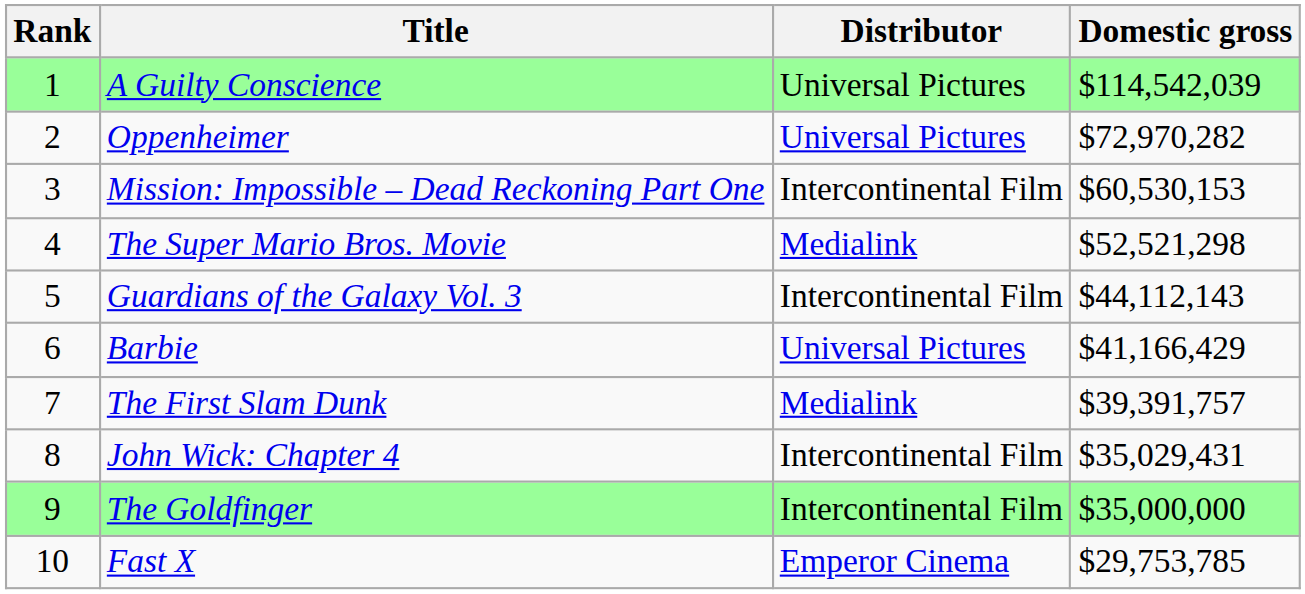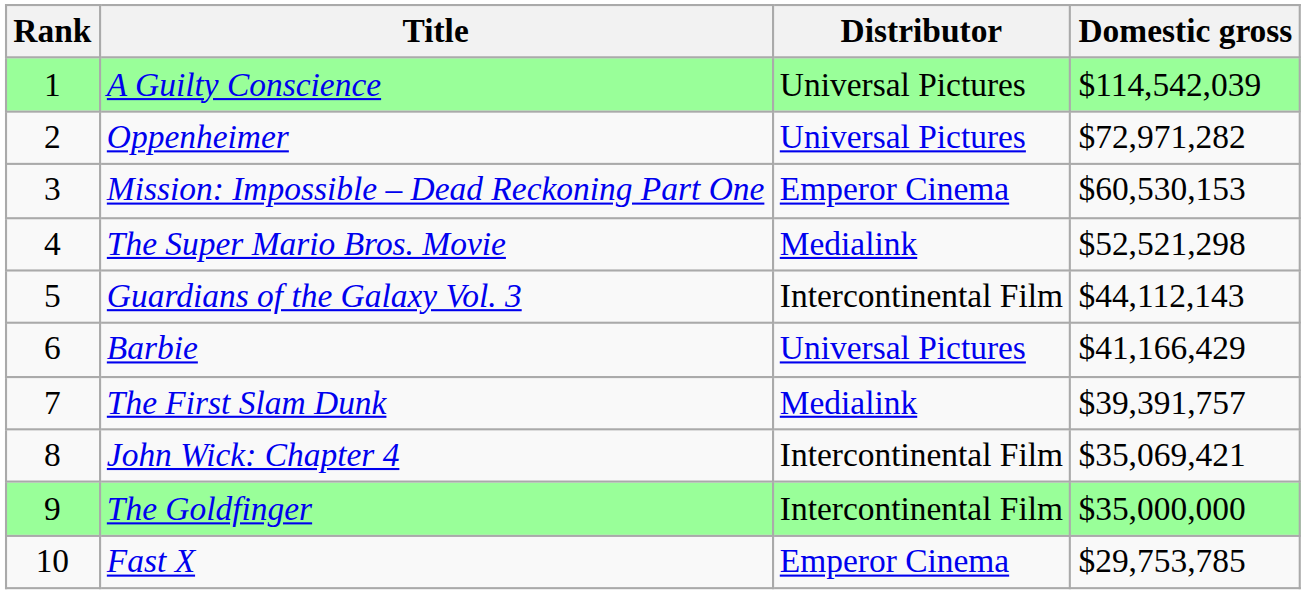(1162, 137) $72,970,282 -> (1162, 137) $72,971,282
(921, 190) Intercontinental Film -> (894, 190) Emperor Cinema
(1162, 455) $35,029,431 -> (1162, 455) $35,069,421
